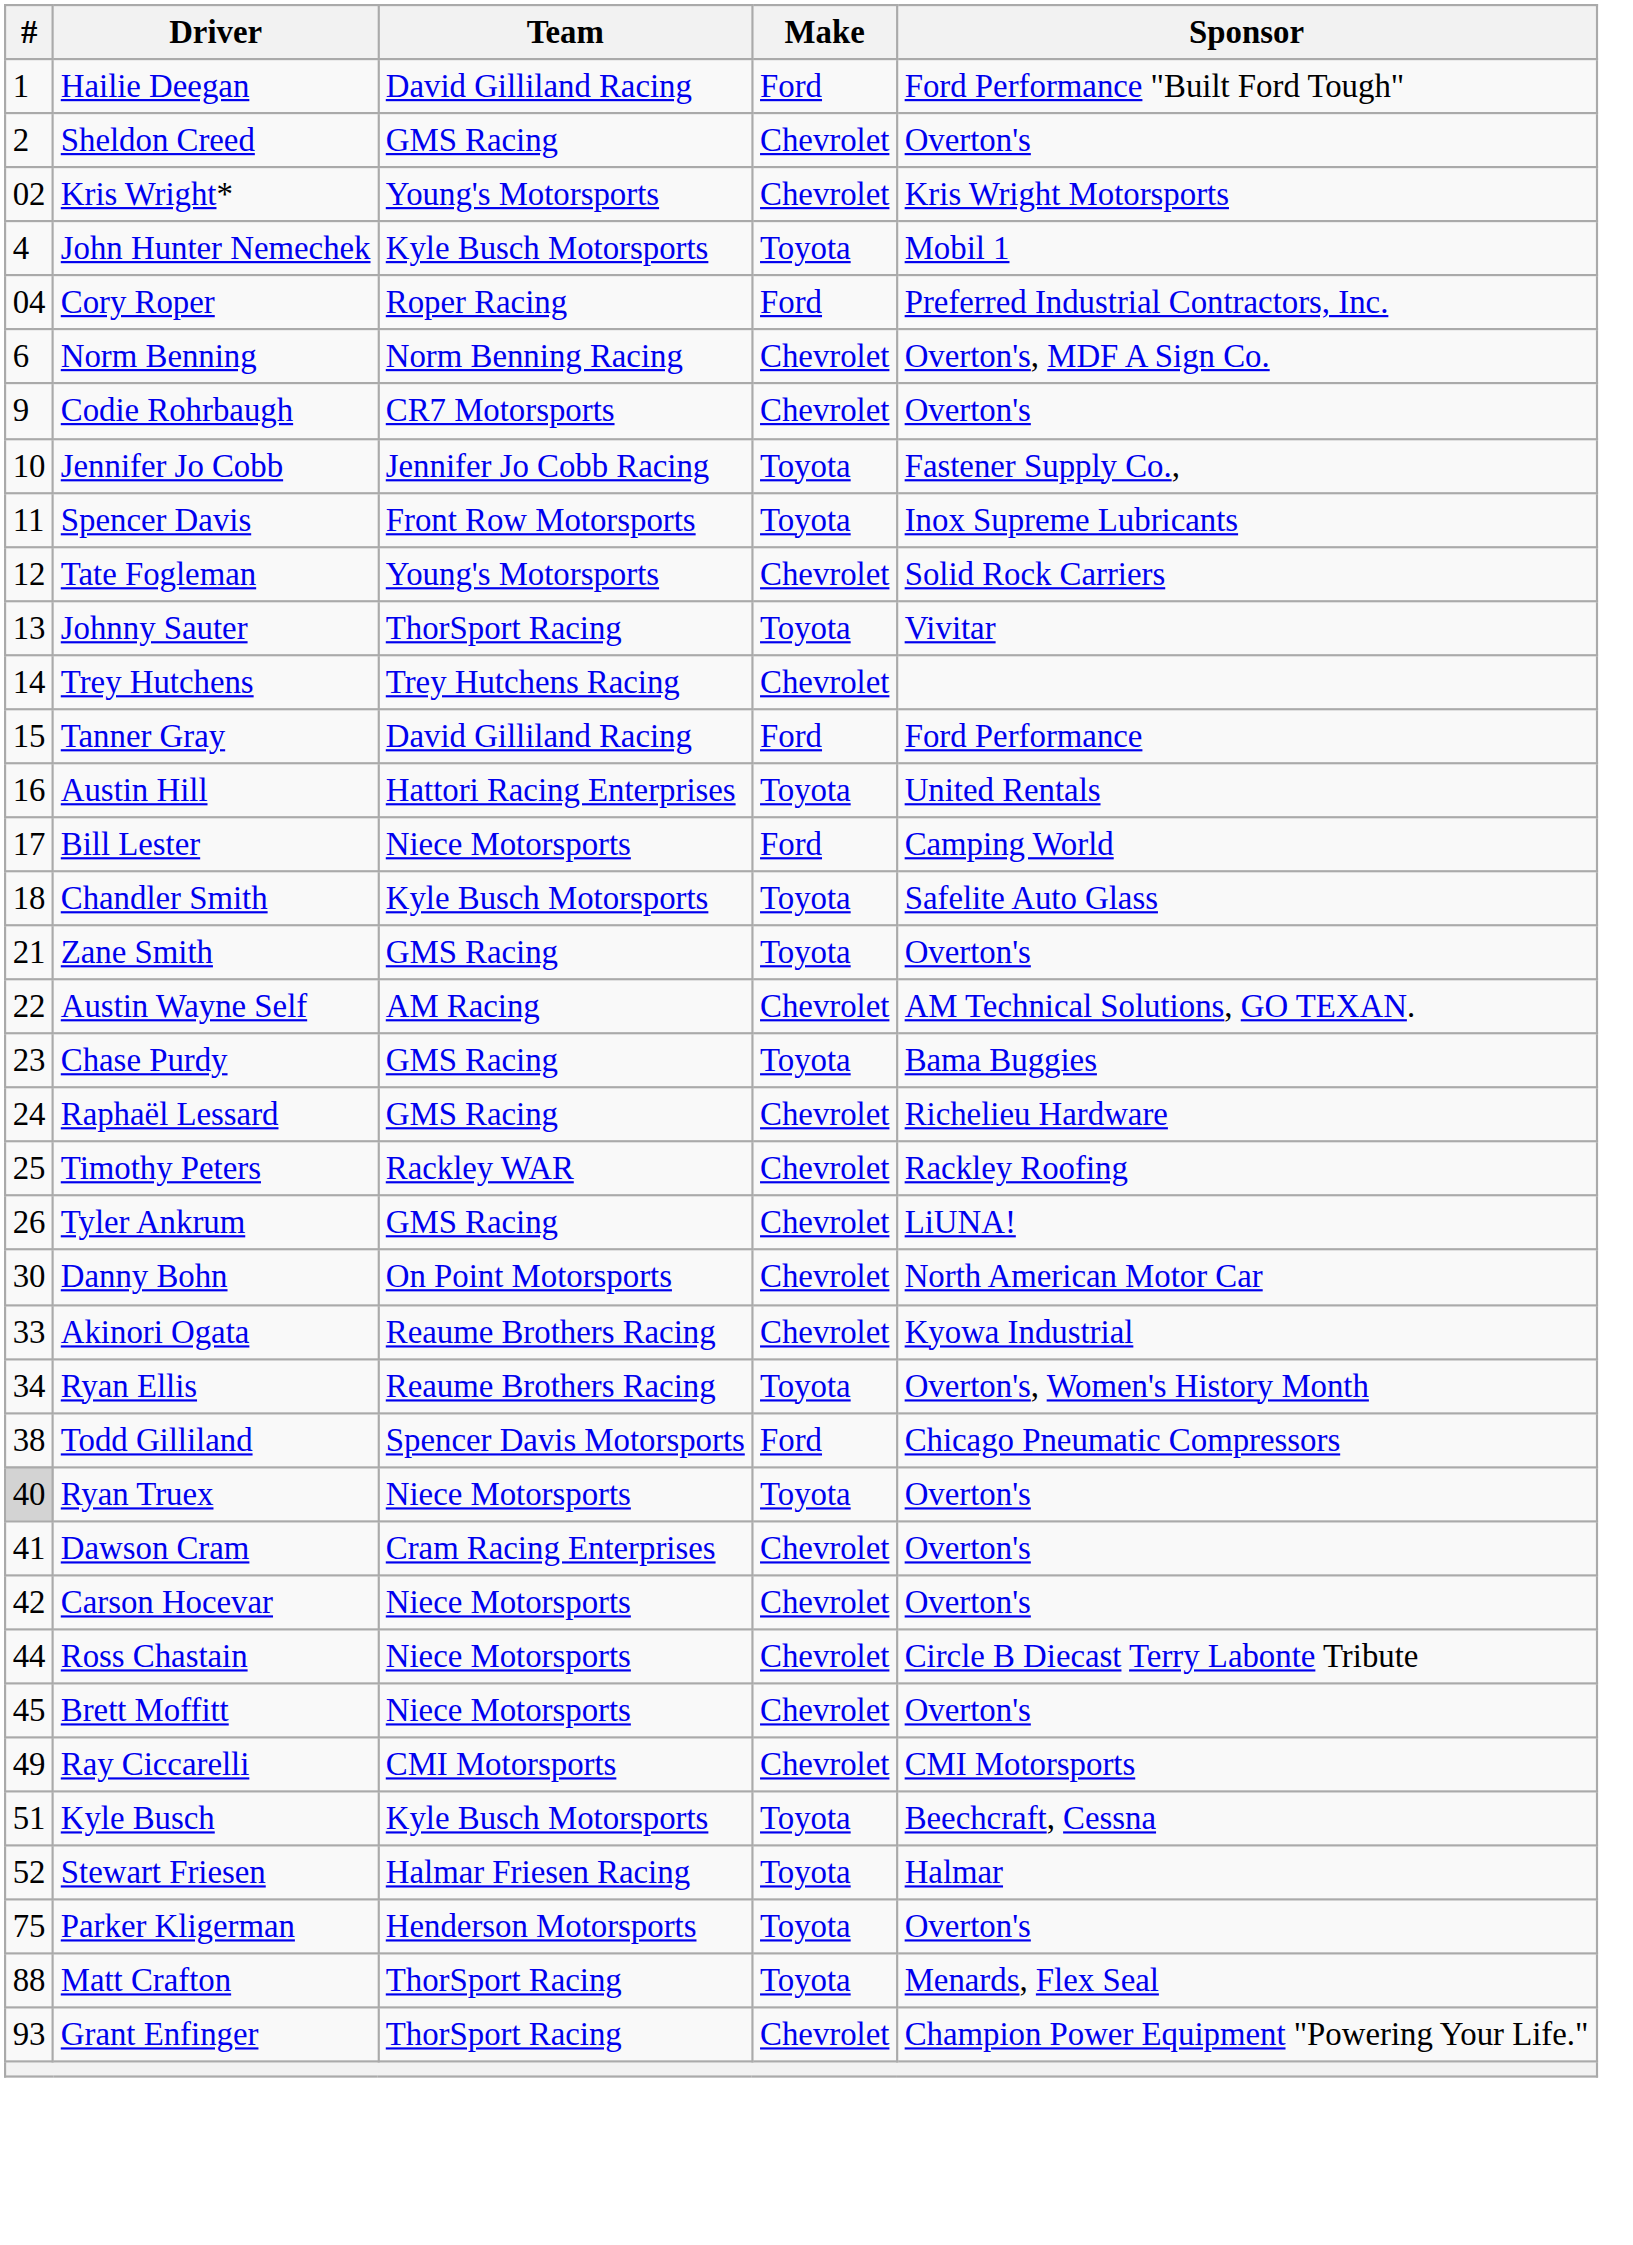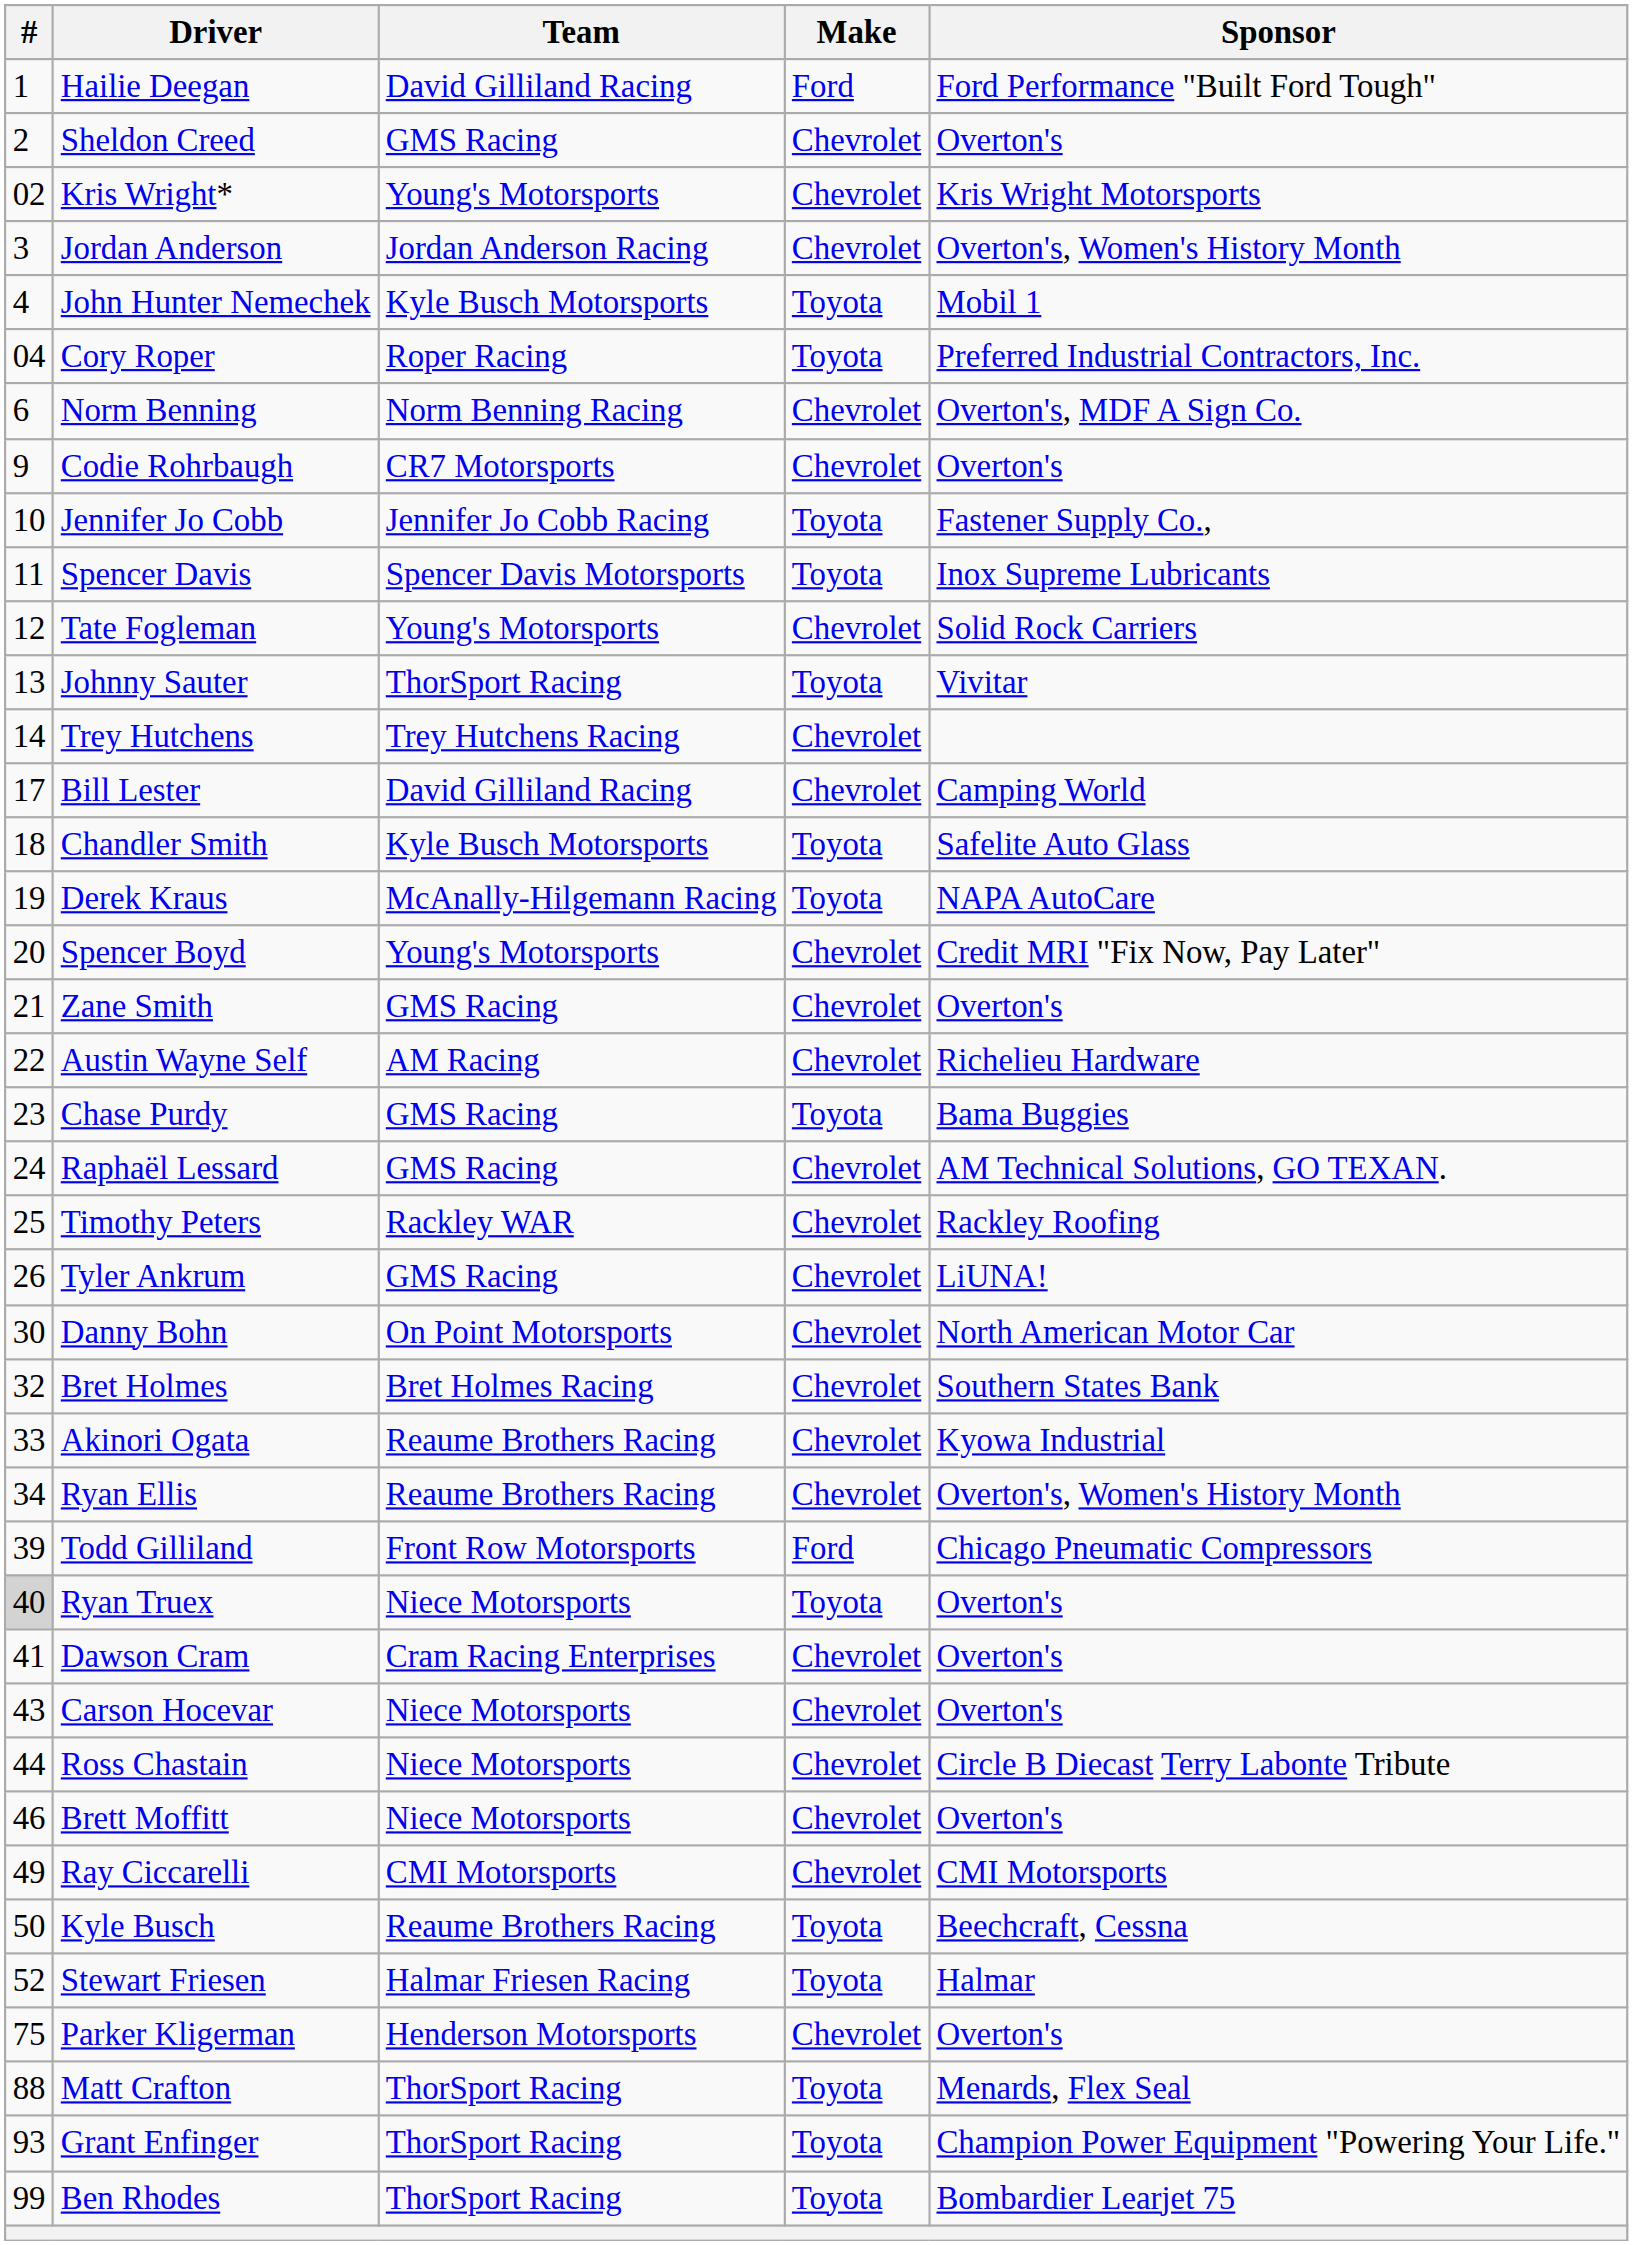+ row: (171, 248)
(791, 302) Ford -> (837, 356) Toyota
(541, 518) Front Row Motorsports -> (565, 573) Spencer Davis Motorsports
- row: (143, 735)
- row: (134, 789)
(508, 843) Niece Motorsports -> (539, 789) David Gilliland Racing
(791, 843) Ford -> (857, 789) Chevrolet
+ row: (144, 897)
+ row: (153, 952)
(805, 952) Toyota -> (857, 1006) Chevrolet
(1160, 1006) AM Technical Solutions, GO TEXAN. -> (1068, 1060) Richelieu Hardware
(1036, 1114) Richelieu Hardware -> (1192, 1168) AM Technical Solutions, GO TEXAN.
+ row: (144, 1385)
(805, 1385) Toyota -> (857, 1493) Chevrolet
(29, 1439) 38 -> (29, 1547) 39
(565, 1439) Spencer Davis Motorsports -> (541, 1547) Front Row Motorsports
(29, 1601) 42 -> (29, 1709) 43
(29, 1709) 45 -> (29, 1818) 46
(29, 1818) 51 -> (29, 1926) 50
(547, 1818) Kyle Busch Motorsports -> (551, 1926) Reaume Brothers Racing
(805, 1926) Toyota -> (857, 2034) Chevrolet
(825, 2034) Chevrolet -> (837, 2143) Toyota
+ row: (141, 2197)
